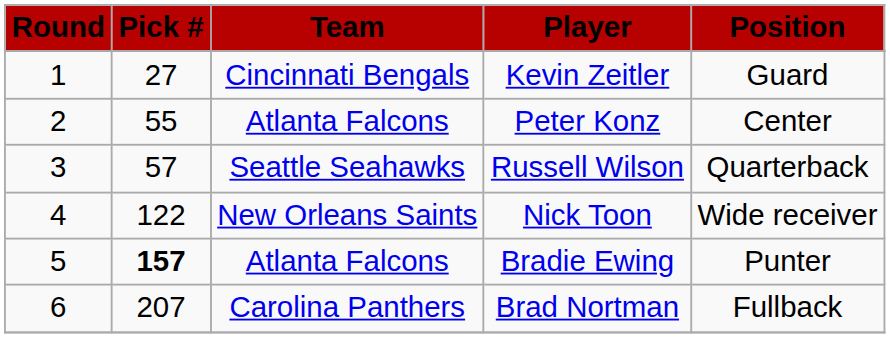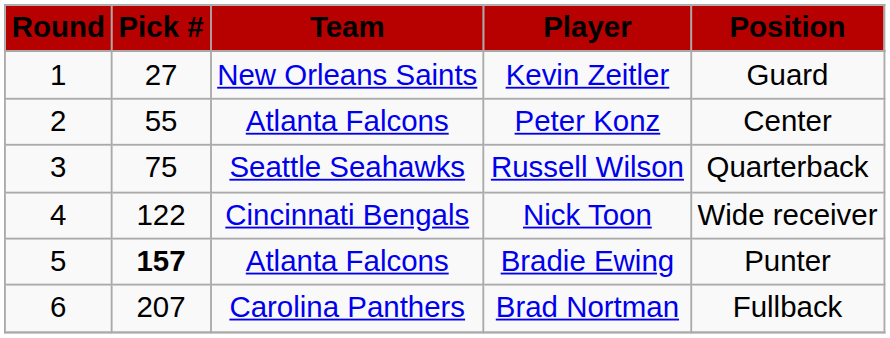(347, 74) Cincinnati Bengals -> (347, 74) New Orleans Saints
(161, 167) 57 -> (161, 167) 75
(347, 214) New Orleans Saints -> (347, 214) Cincinnati Bengals
